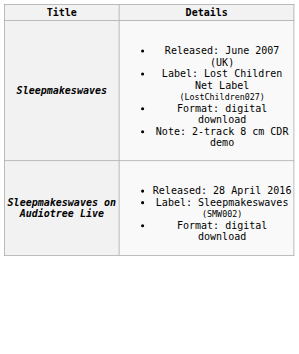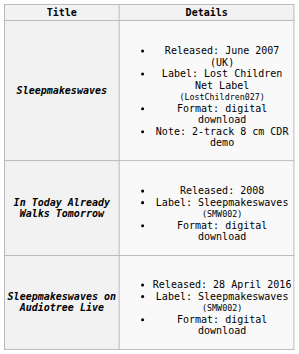+ row: (62, 208)
